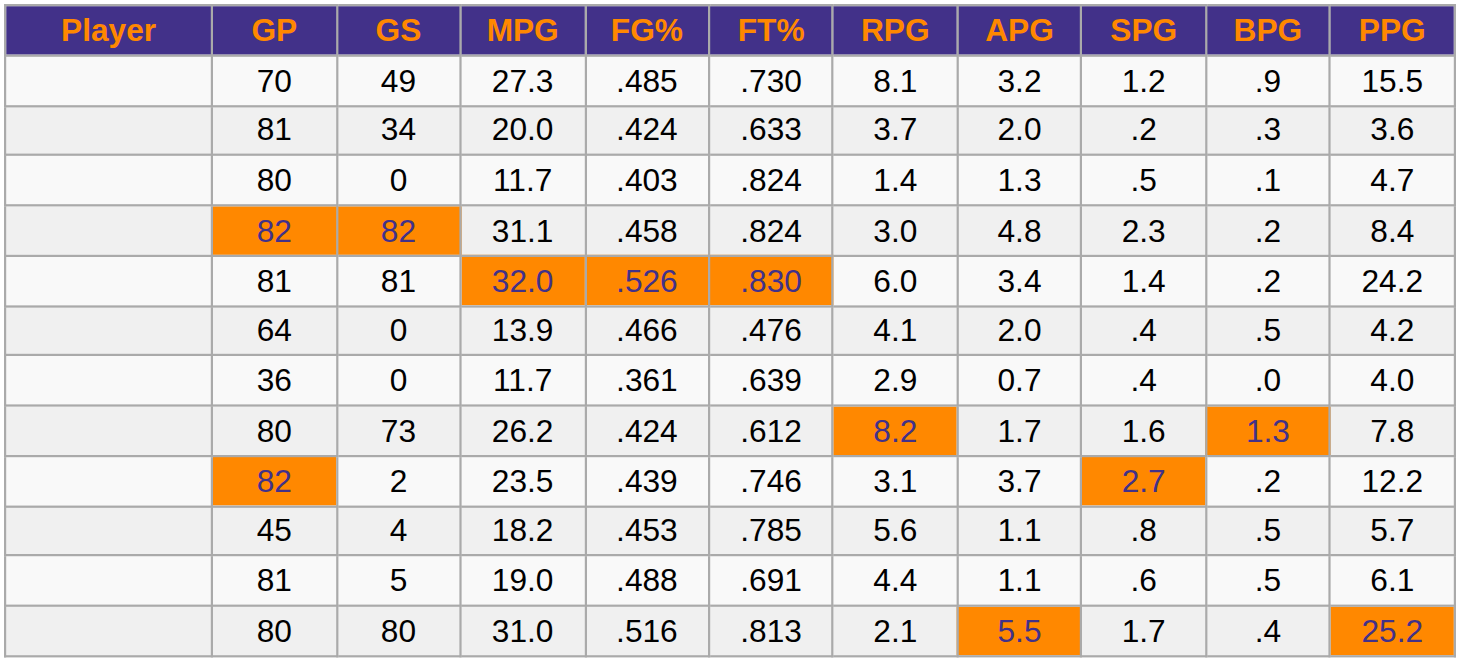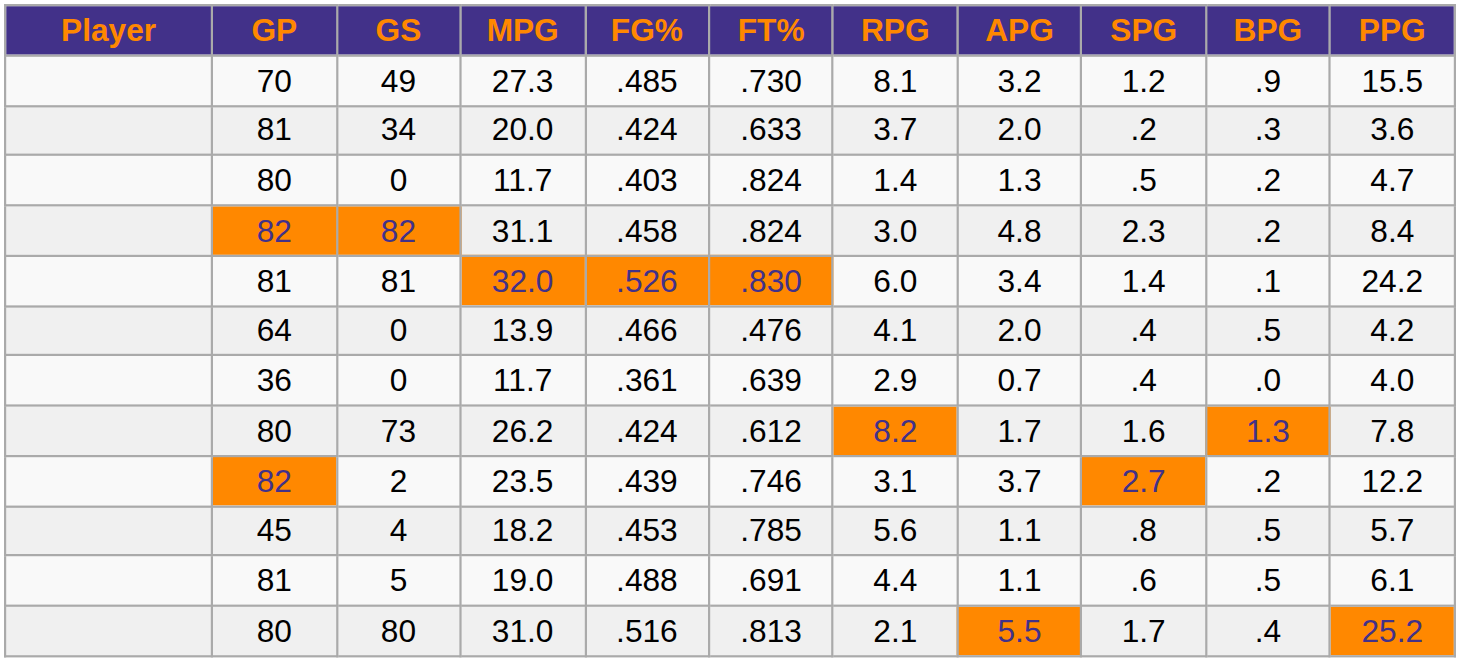(1268, 181) .1 -> (1268, 181) .2
(1268, 281) .2 -> (1268, 281) .1
